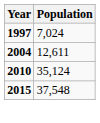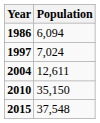+ row: (19, 33)
(53, 71) 35,124 -> (53, 90) 35,150
